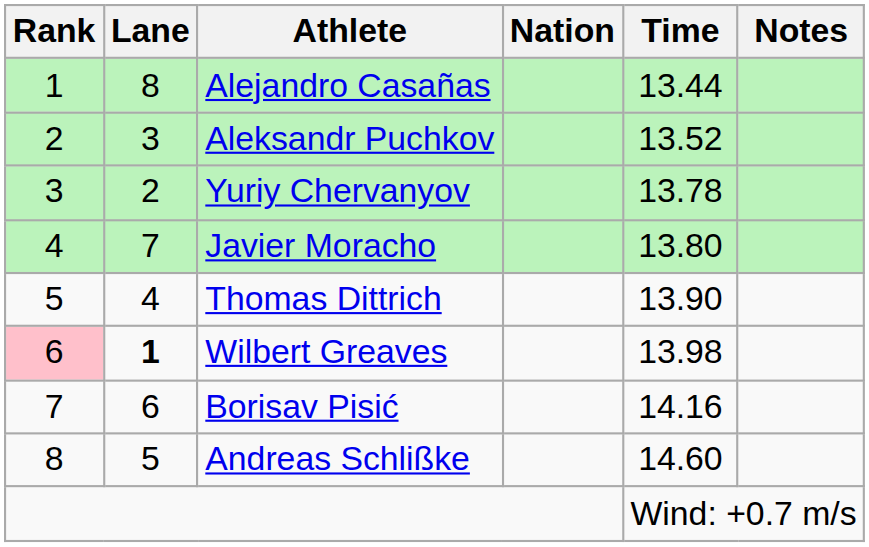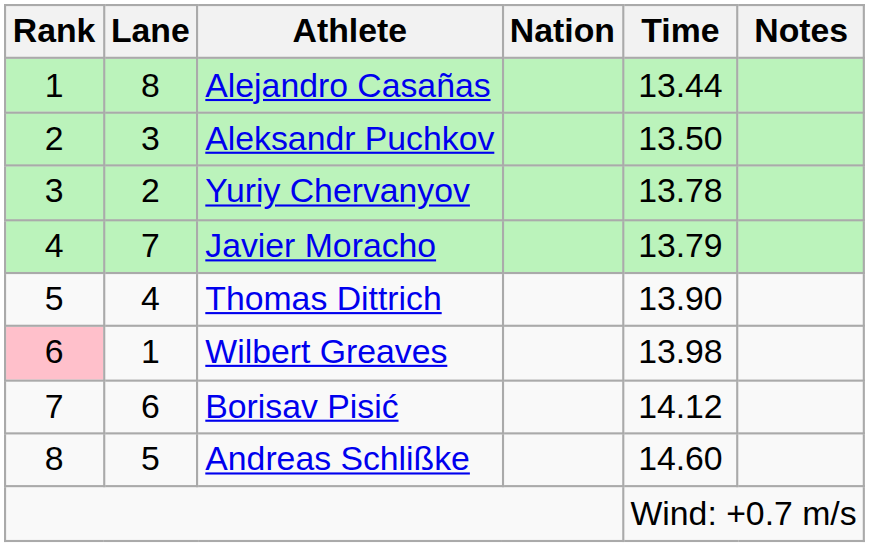(680, 138) 13.52 -> (680, 138) 13.50
(680, 245) 13.80 -> (680, 245) 13.79
(150, 352) bold -> (150, 352) normal
(680, 406) 14.16 -> (680, 406) 14.12
